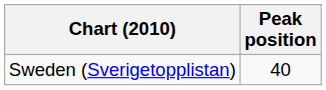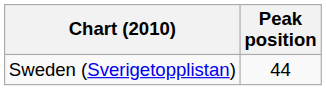(280, 69) 40 -> (280, 69) 44
